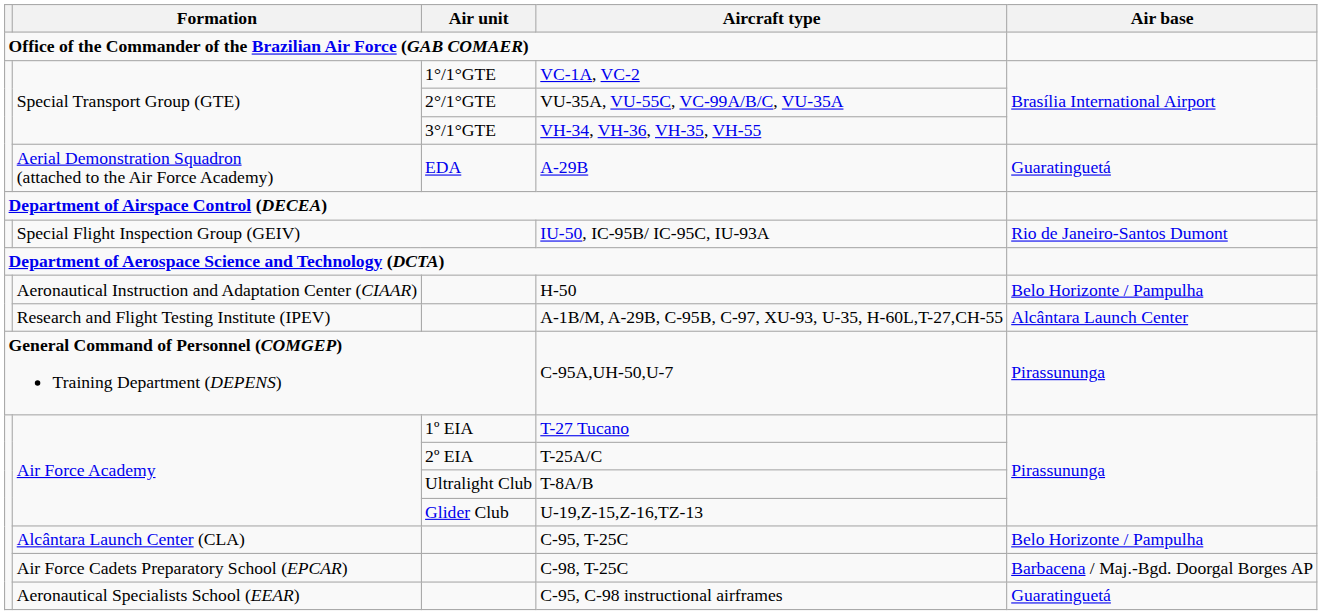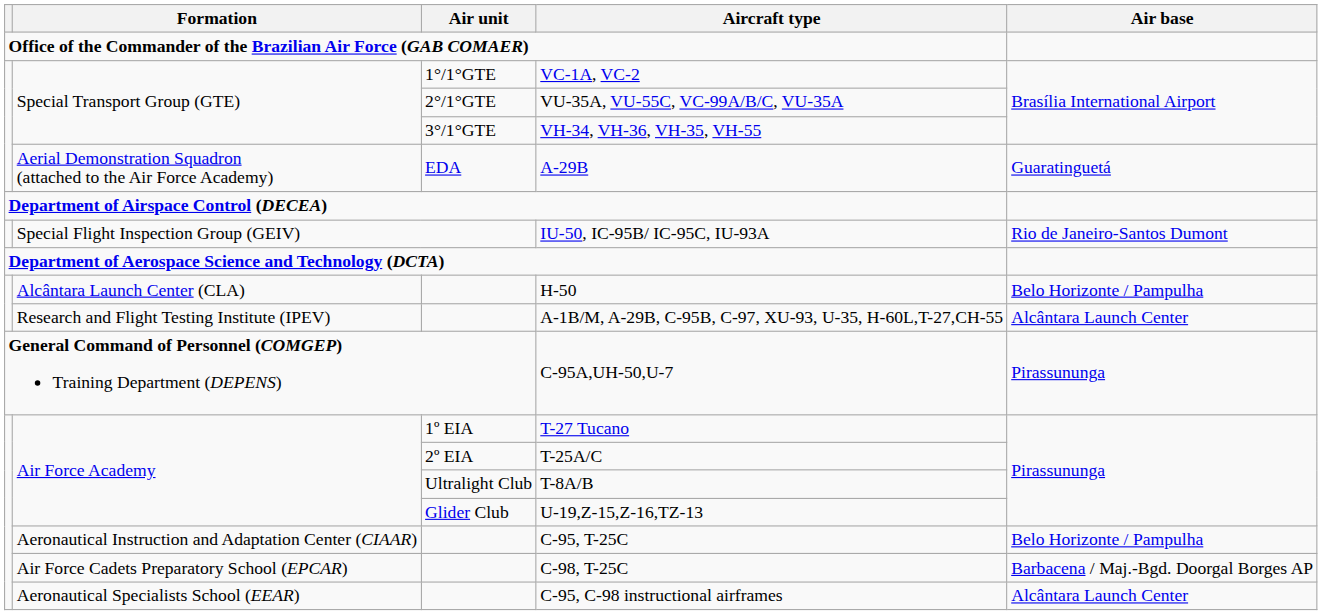(217, 289) Aeronautical Instruction and Adaptation Center (CIAAR) -> (131, 289) Alcântara Launch Center (CLA)
(131, 539) Alcântara Launch Center (CLA) -> (217, 539) Aeronautical Instruction and Adaptation Center (CIAAR)
(1061, 595) Guaratinguetá -> (1100, 595) Alcântara Launch Center
